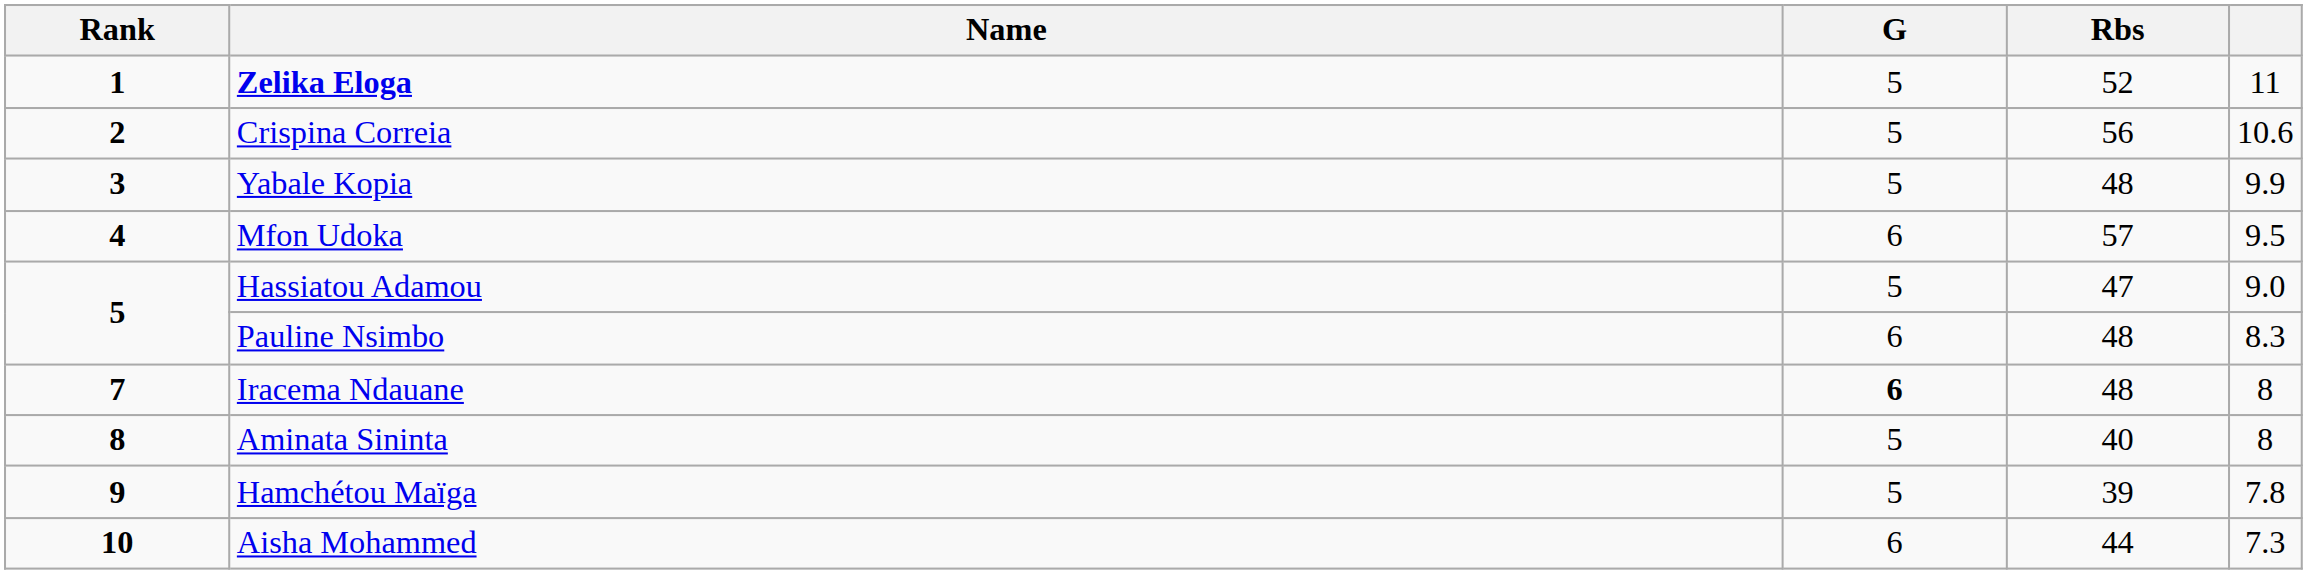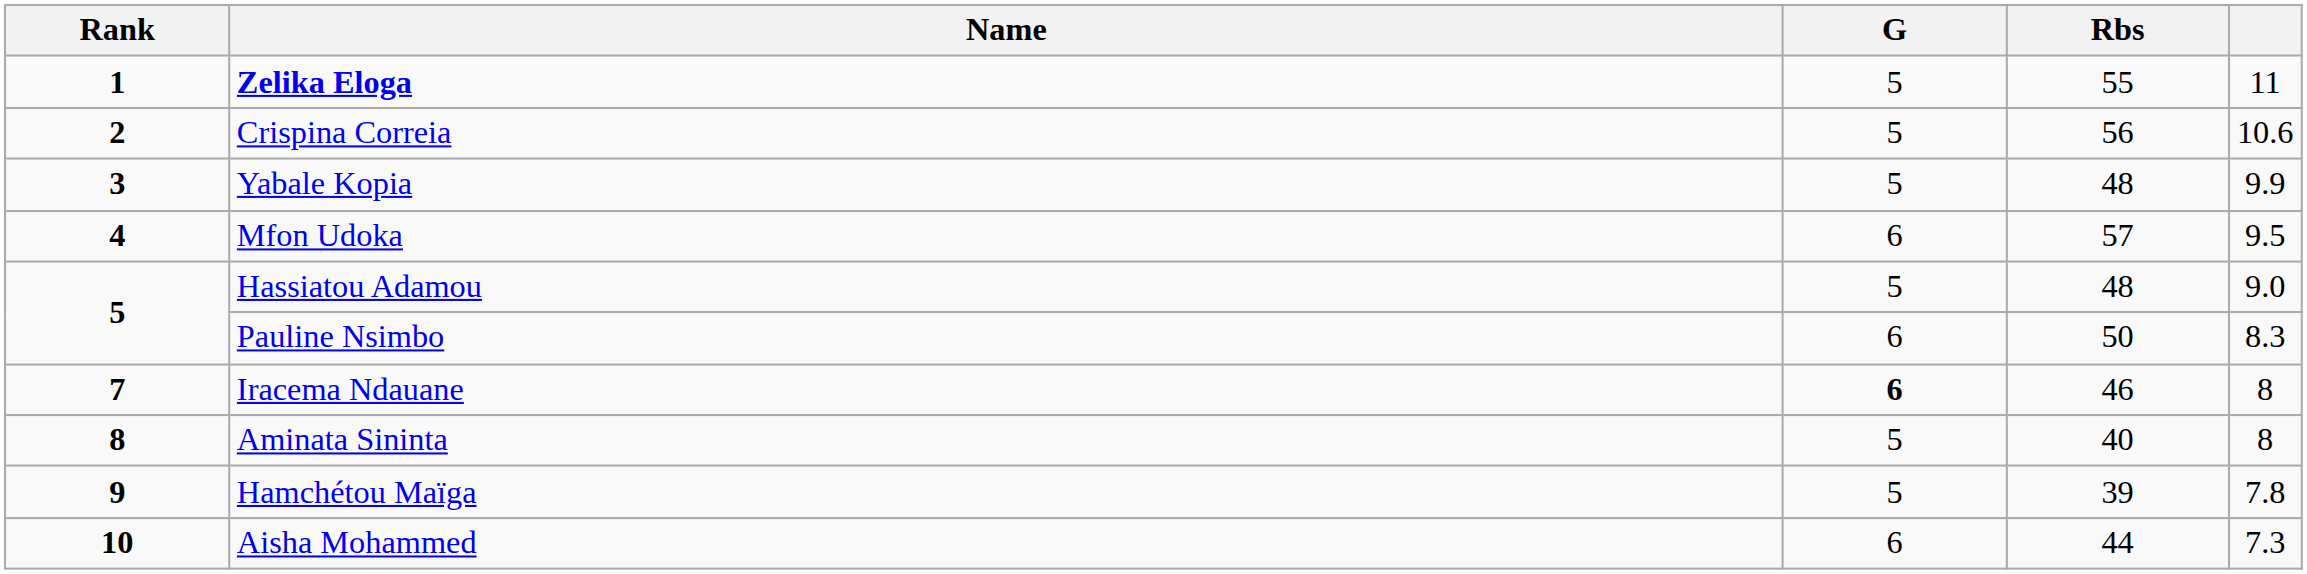(2118, 81) 52 -> (2118, 81) 55
(2118, 286) 47 -> (2118, 286) 48
(2118, 337) 48 -> (2118, 337) 50
(2118, 388) 48 -> (2118, 388) 46
